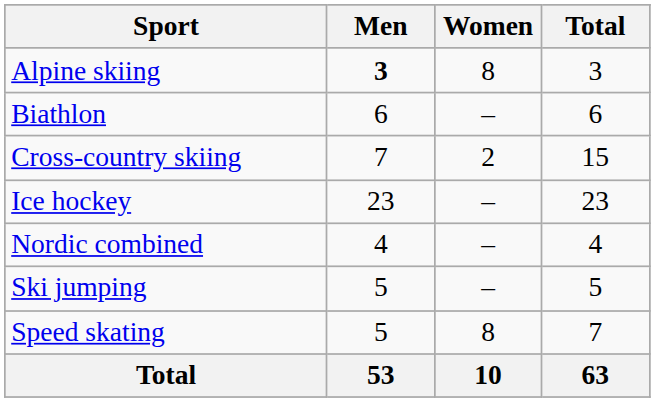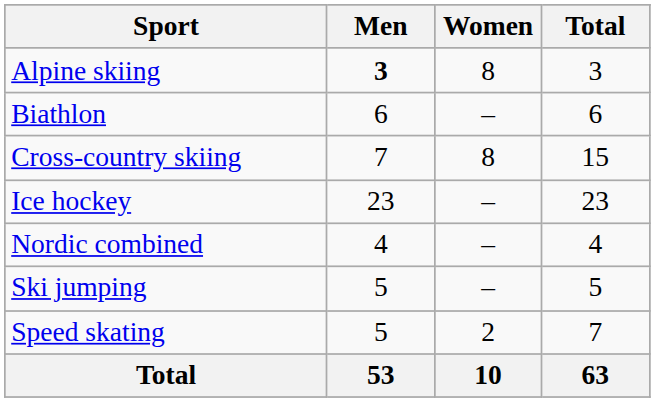(488, 157) 2 -> (488, 157) 8
(488, 331) 8 -> (488, 331) 2
